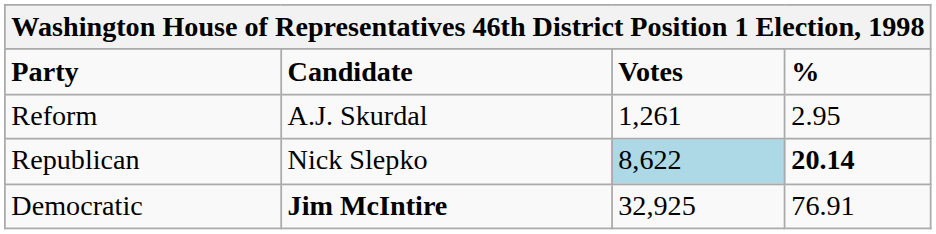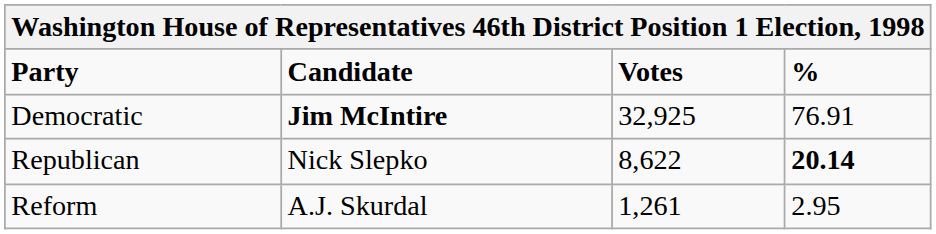rows swapped: (77, 205) <-> (54, 116)
(650, 160) lightblue background -> (650, 160) no background
